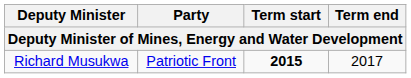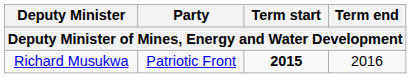(367, 61) 2017 -> (367, 61) 2016
